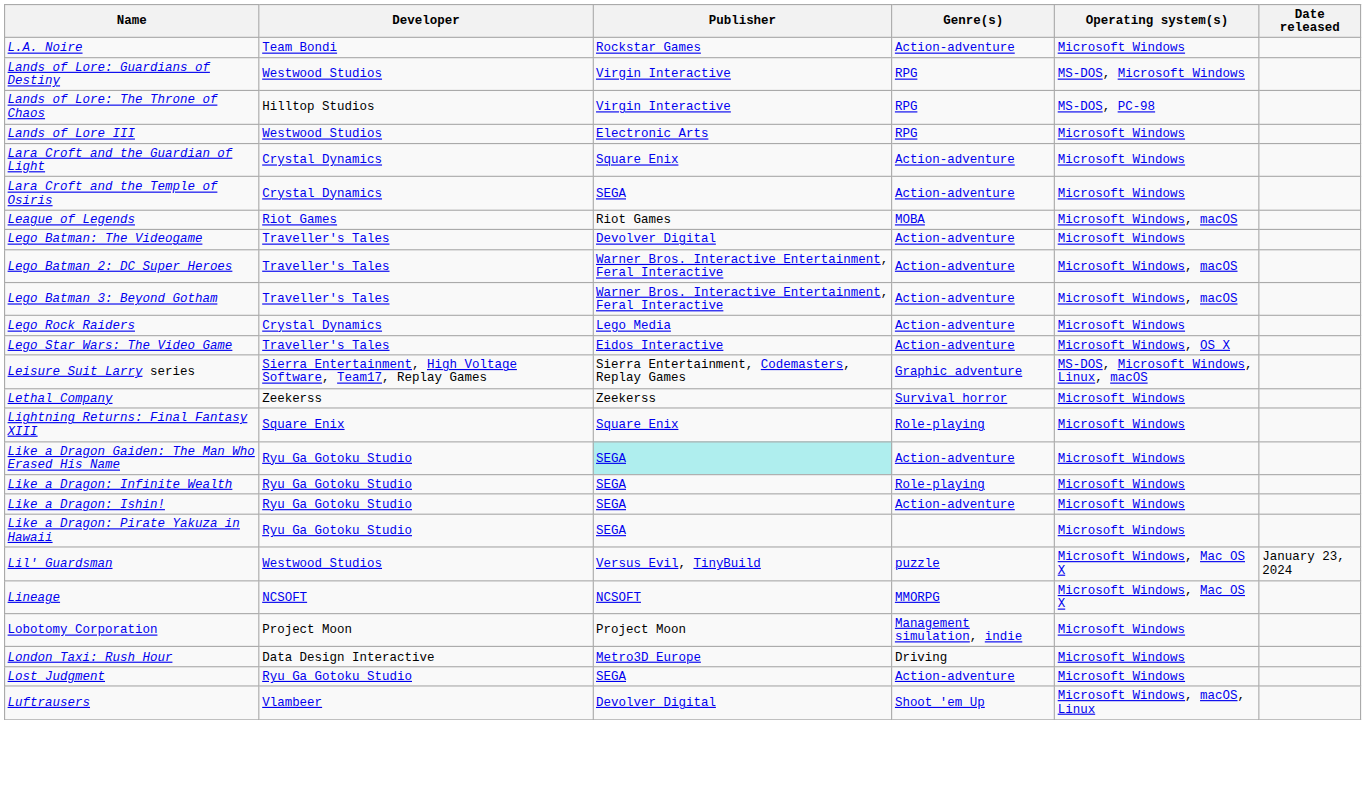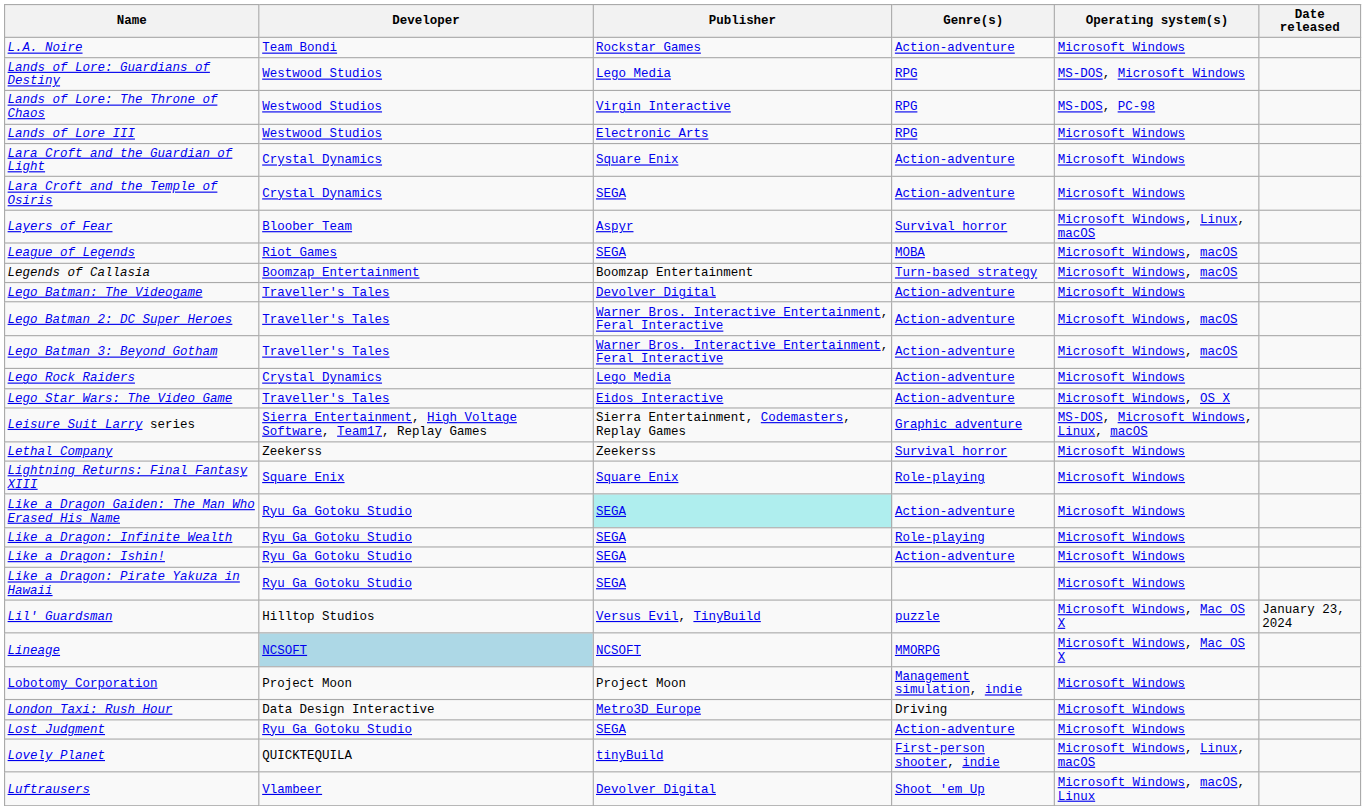(663, 74) Virgin Interactive -> (633, 74) Lego Media
(318, 107) Hilltop Studios -> (322, 107) Westwood Studios
+ row: (60, 227)
(633, 220) Riot Games -> (611, 253) SEGA
+ row: (79, 273)
(322, 564) Westwood Studios -> (318, 617) Hilltop Studios
(285, 597) no background -> (285, 650) lightblue background
+ row: (56, 756)
